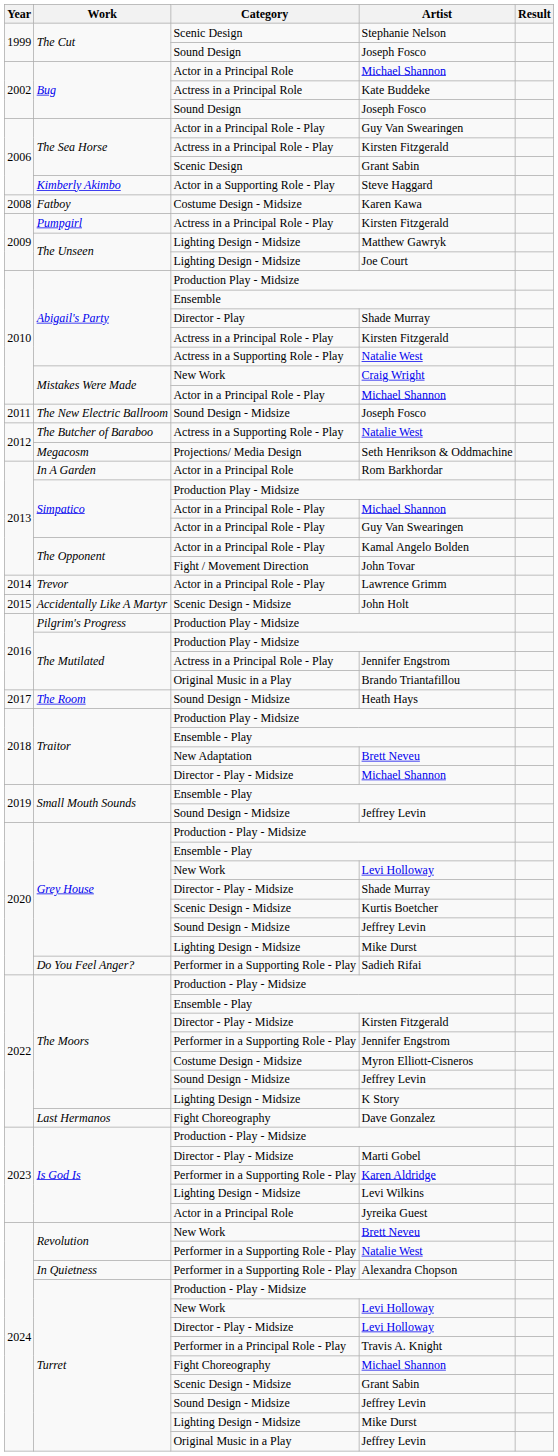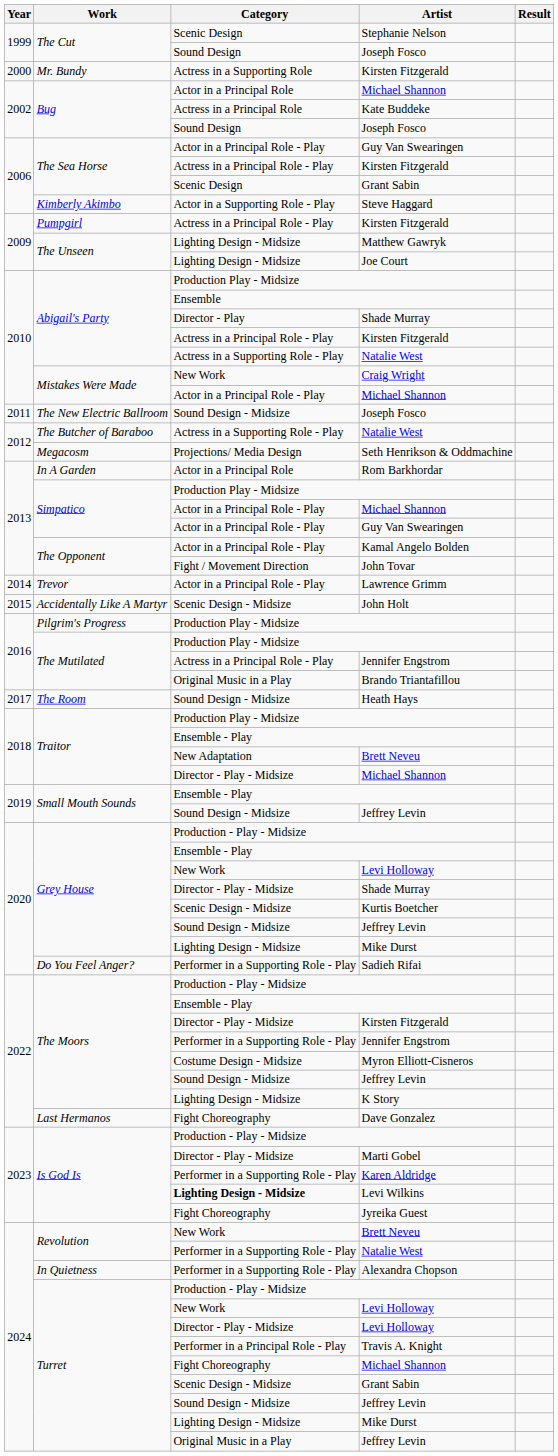+ row: (62, 71)
- row: (54, 204)
(237, 1193) normal -> (239, 1193) bold
(233, 1212) Actor in a Principal Role -> (222, 1212) Fight Choreography
